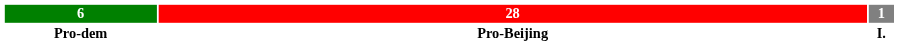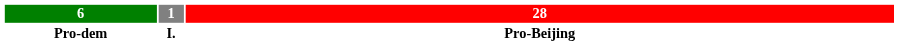columns swapped: (881, 13) <-> (513, 13)
